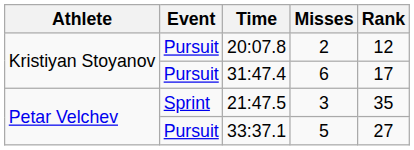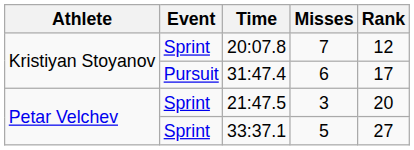(191, 47) Pursuit -> (187, 47) Sprint
(324, 47) 2 -> (324, 47) 7
(383, 103) 35 -> (383, 103) 20
(191, 131) Pursuit -> (187, 131) Sprint
